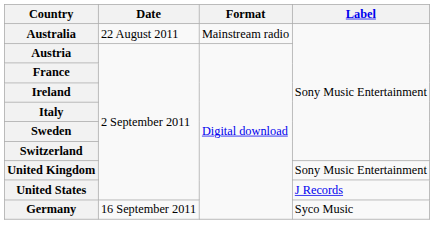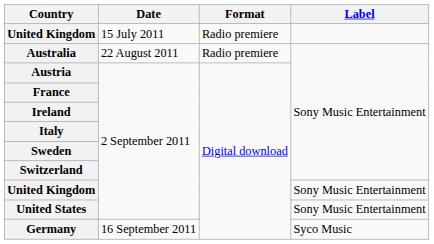+ row: (51, 33)
(246, 33) Mainstream radio -> (240, 53) Radio premiere
(319, 190) J Records -> (360, 209) Sony Music Entertainment
